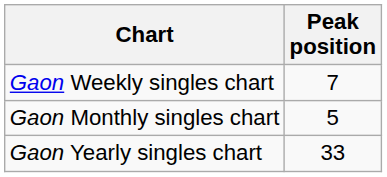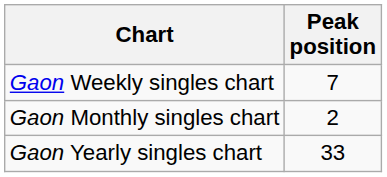(333, 117) 5 -> (333, 117) 2
